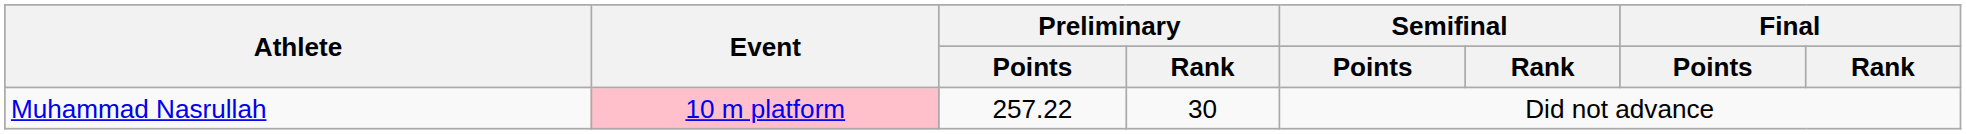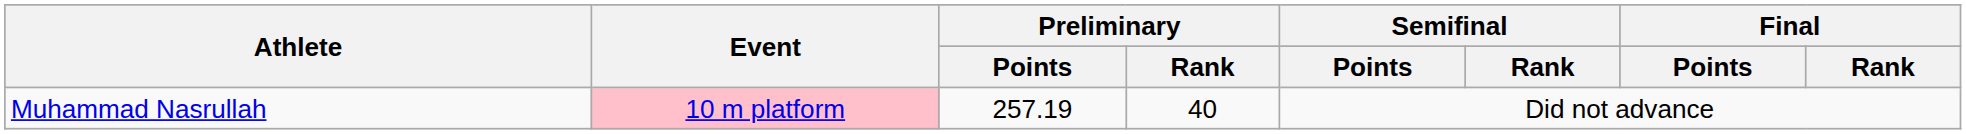(1032, 109) 257.22 -> (1032, 109) 257.19
(1203, 109) 30 -> (1203, 109) 40
